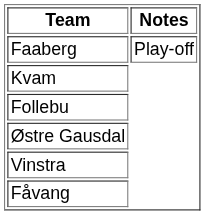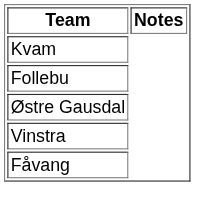- row: (44, 49)
